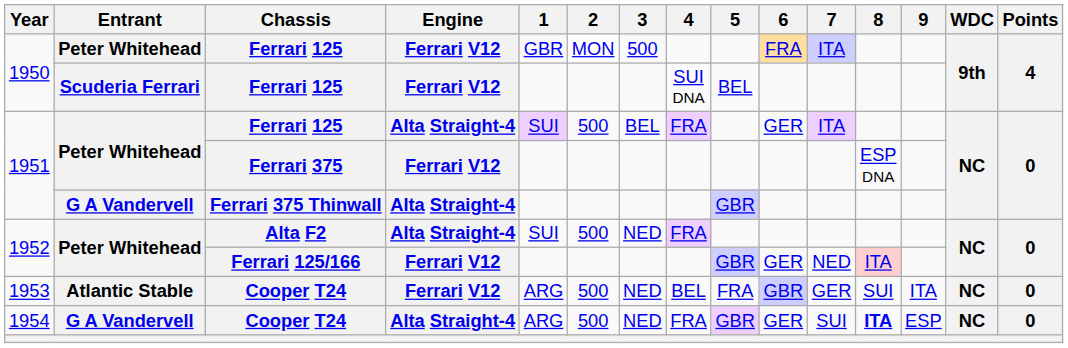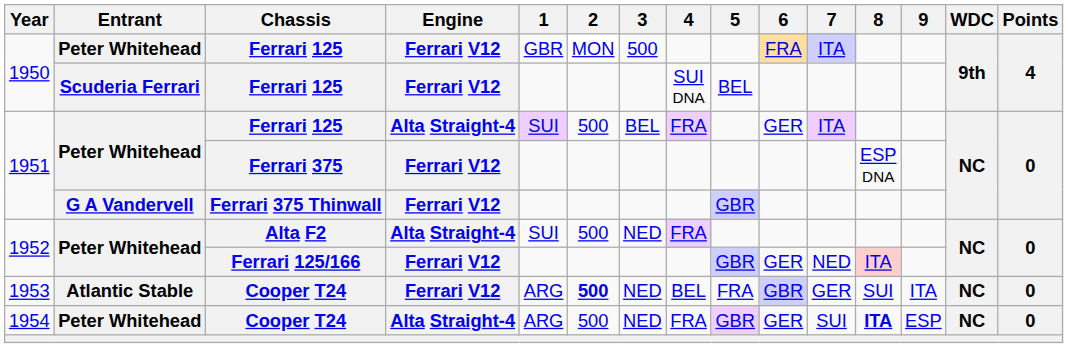(453, 205) Alta Straight-4 -> (453, 205) Ferrari V12
(593, 291) normal -> (593, 291) bold
(130, 320) G A Vandervell -> (130, 320) Peter Whitehead
